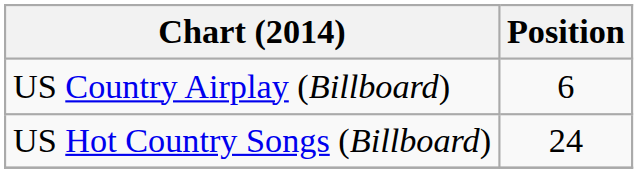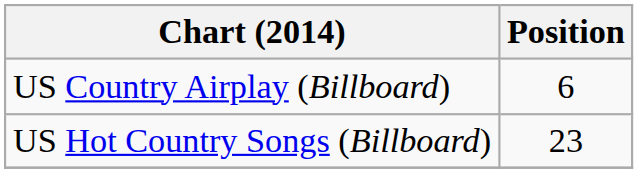(566, 140) 24 -> (566, 140) 23
